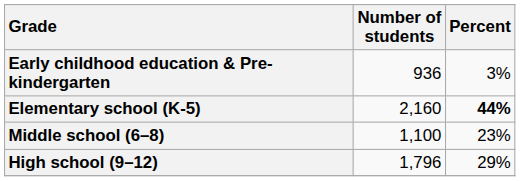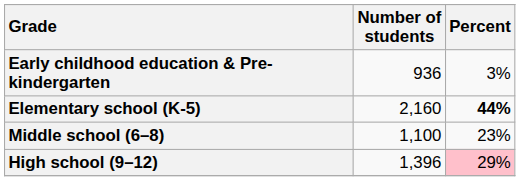(420, 162) 1,796 -> (420, 162) 1,396
(494, 162) no background -> (494, 162) pink background
